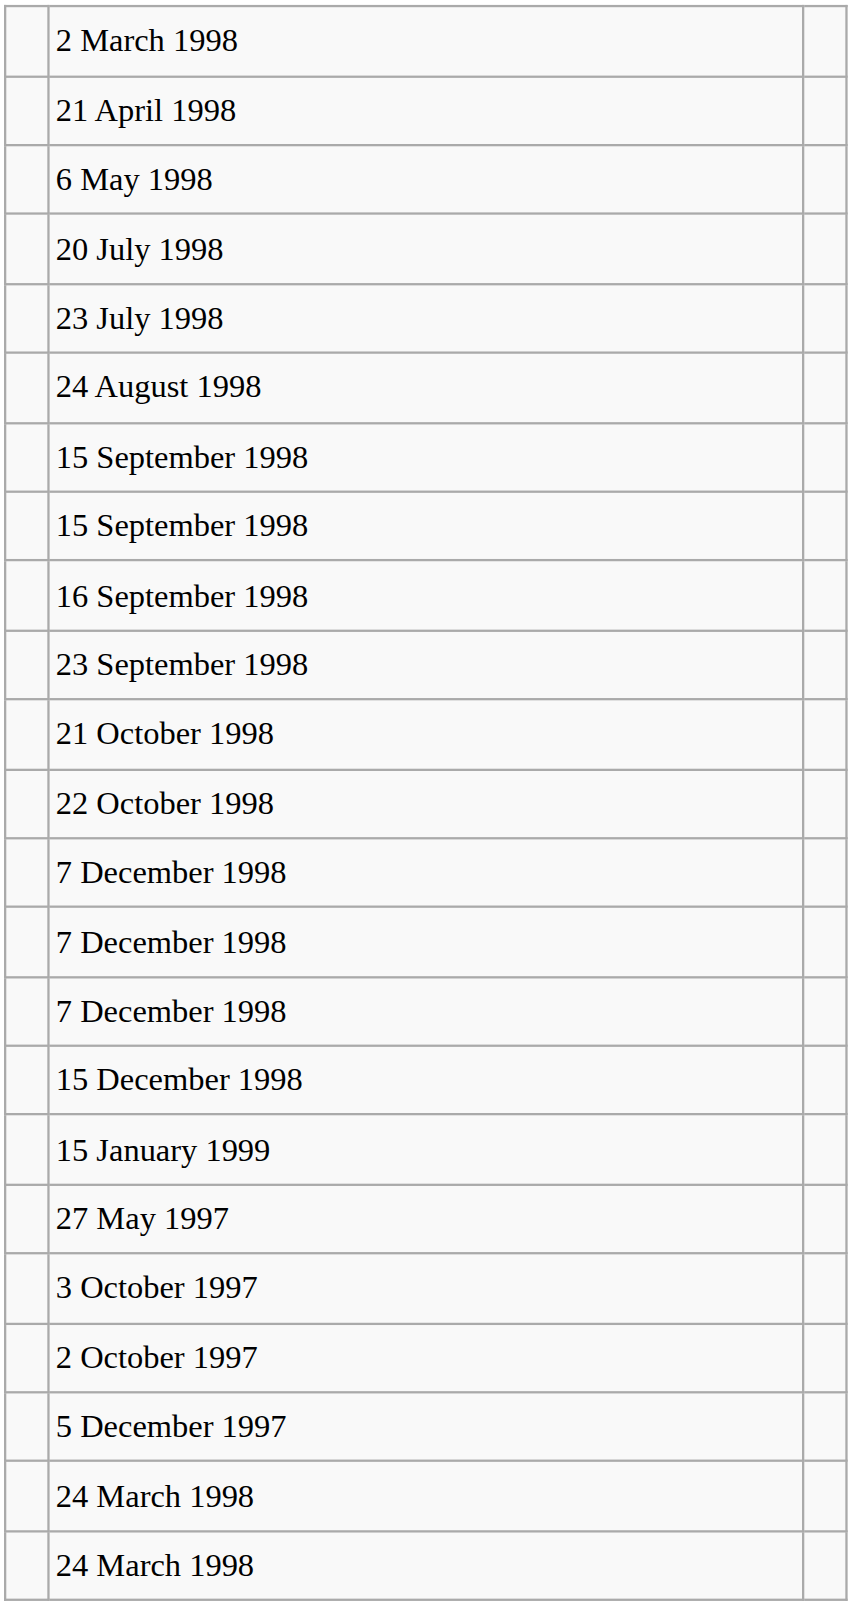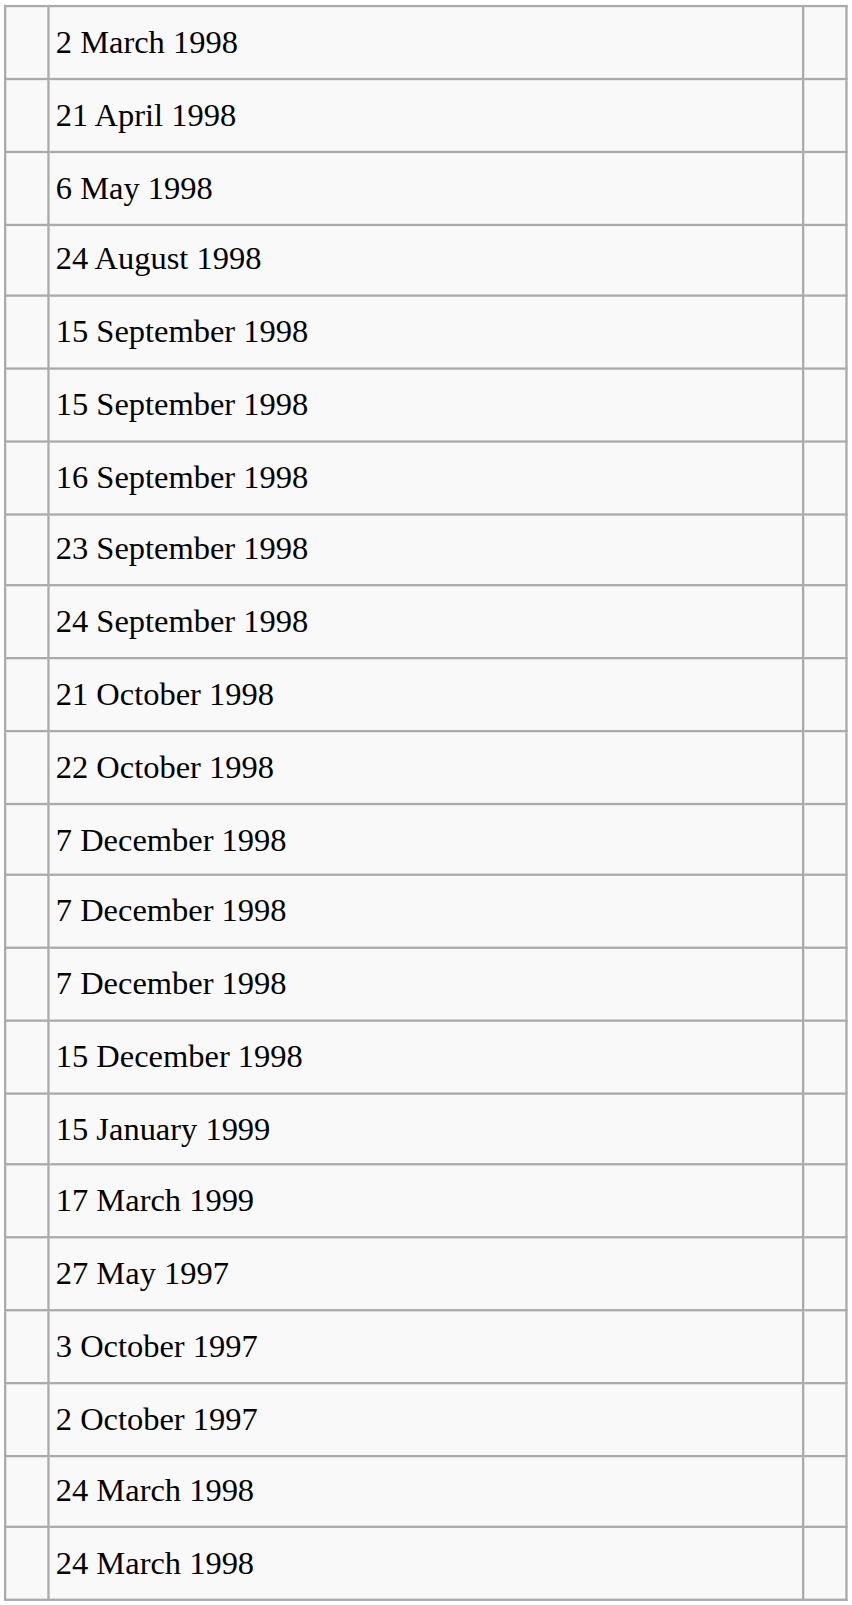- row: (27, 249)
- row: (27, 318)
+ row: (27, 622)
+ row: (27, 1202)
- row: (27, 1427)
